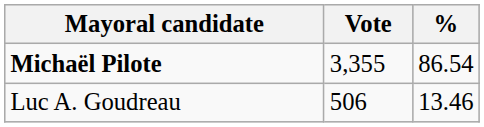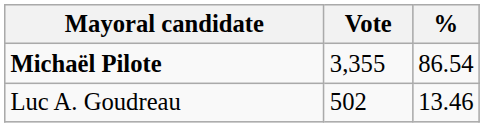(348, 102) 506 -> (348, 102) 502
